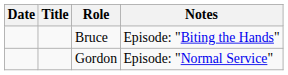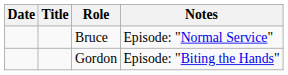(201, 37) Episode: "Biting the Hands" -> (198, 37) Episode: "Normal Service"
(198, 59) Episode: "Normal Service" -> (201, 59) Episode: "Biting the Hands"
